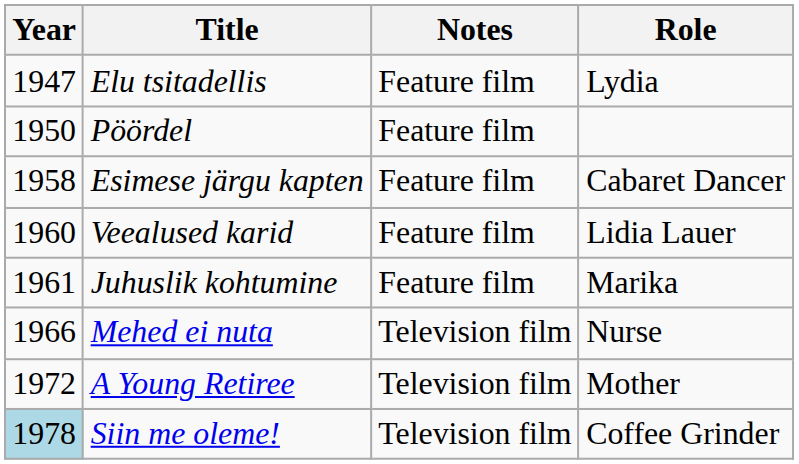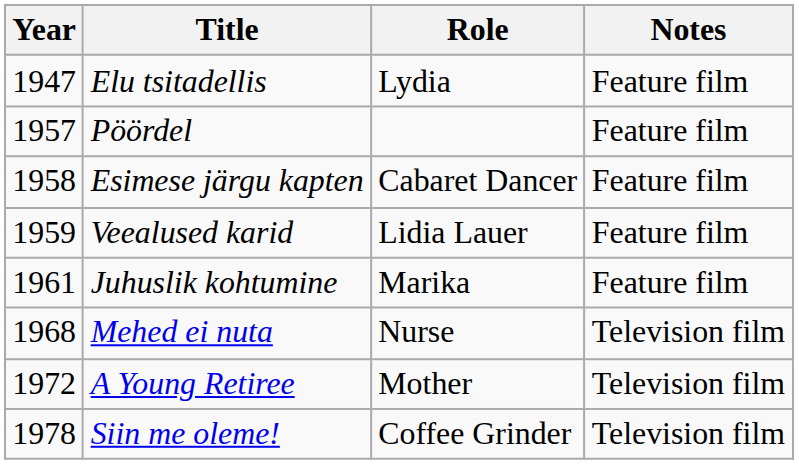columns swapped: (686, 29) <-> (475, 29)
(44, 130) 1950 -> (44, 130) 1957
(44, 231) 1960 -> (44, 231) 1959
(44, 332) 1966 -> (44, 332) 1968
(44, 433) lightblue background -> (44, 433) no background
